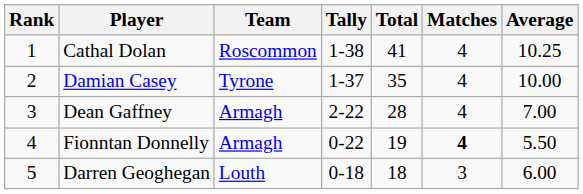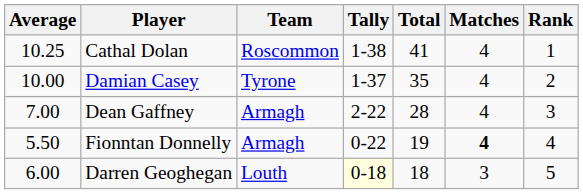columns swapped: (32, 19) <-> (540, 19)
(346, 173) no background -> (368, 173) lightyellow background
